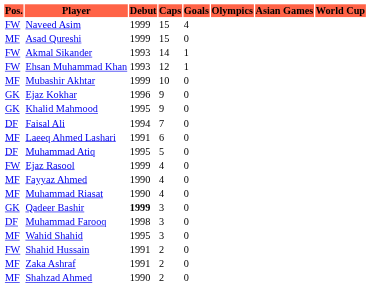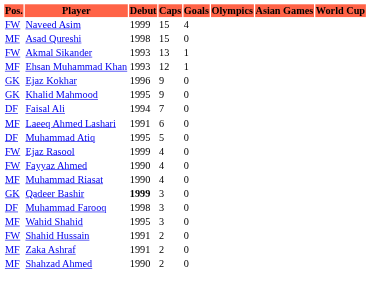(140, 39) 1999 -> (140, 39) 1998
(164, 53) 14 -> (164, 53) 13
(13, 67) FW -> (12, 67) MF
- row: (60, 81)
(12, 179) MF -> (13, 165) FW
